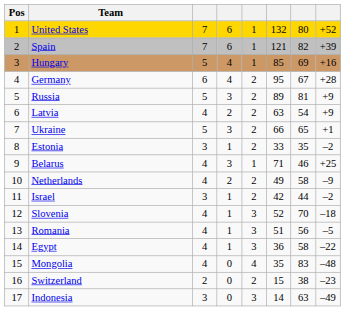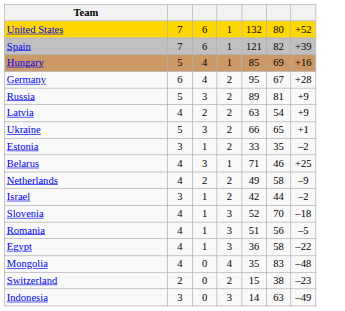- column: (17, 12)
